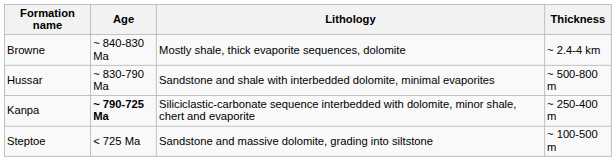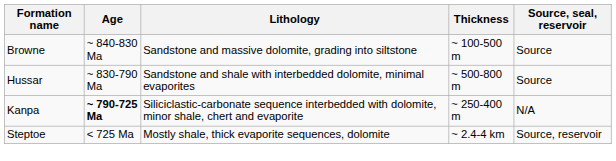+ column: (563, 19)
(282, 50) Mostly shale, thick evaporite sequences, dolomite -> (280, 50) Sandstone and massive dolomite, grading into siltstone
(574, 50) ~ 2.4-4 km -> (477, 50) ~ 100-500 m
(296, 141) Sandstone and massive dolomite, grading into siltstone -> (266, 134) Mostly shale, thick evaporite sequences, dolomite
(572, 141) ~ 100-500 m -> (478, 134) ~ 2.4-4 km
